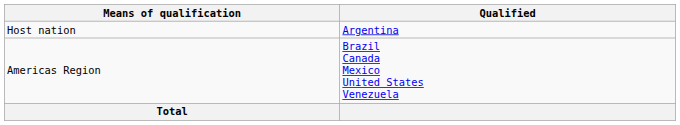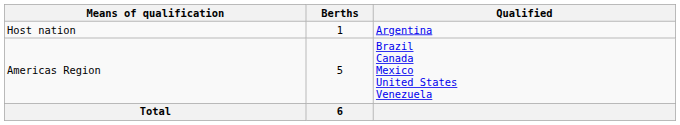+ column: (340, 13)
